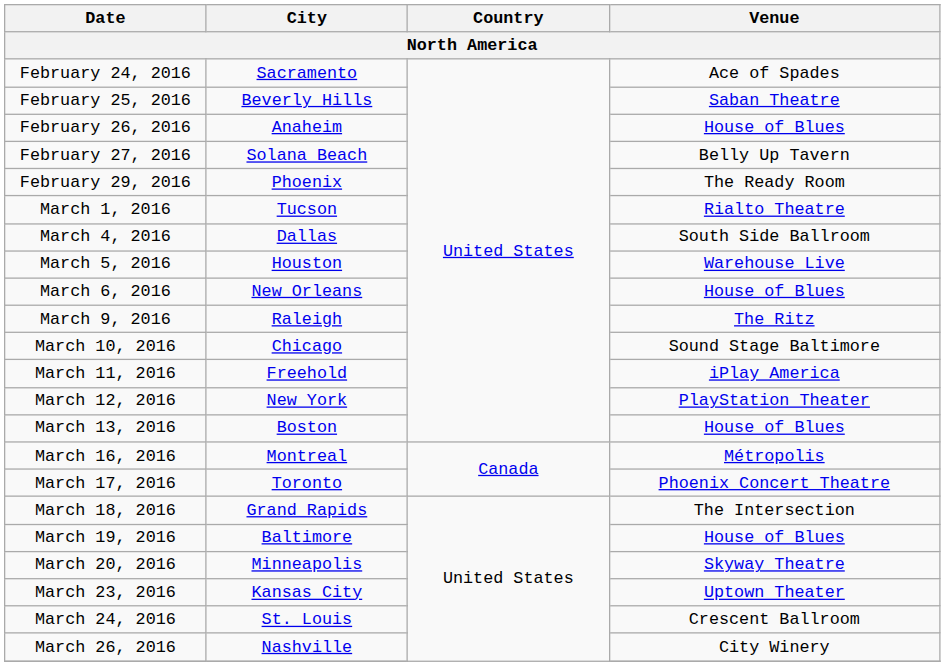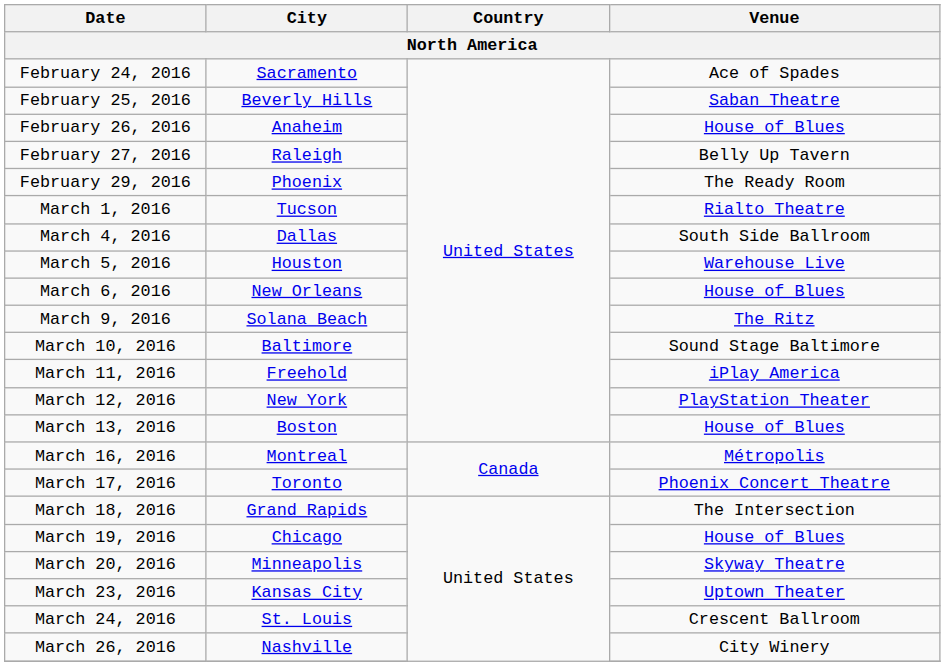(307, 155) Solana Beach -> (307, 155) Raleigh
(307, 319) Raleigh -> (307, 319) Solana Beach
(307, 346) Chicago -> (307, 346) Baltimore
(307, 538) Baltimore -> (307, 538) Chicago
